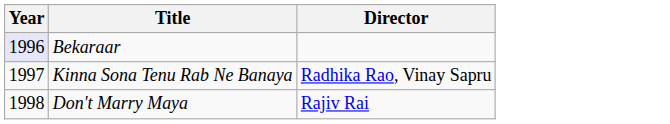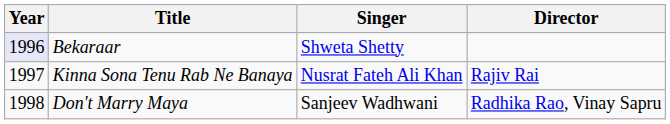+ column: (382, 18)
(396, 75) Radhika Rao, Vinay Sapru -> (505, 75) Rajiv Rai
(335, 103) Rajiv Rai -> (566, 103) Radhika Rao, Vinay Sapru
